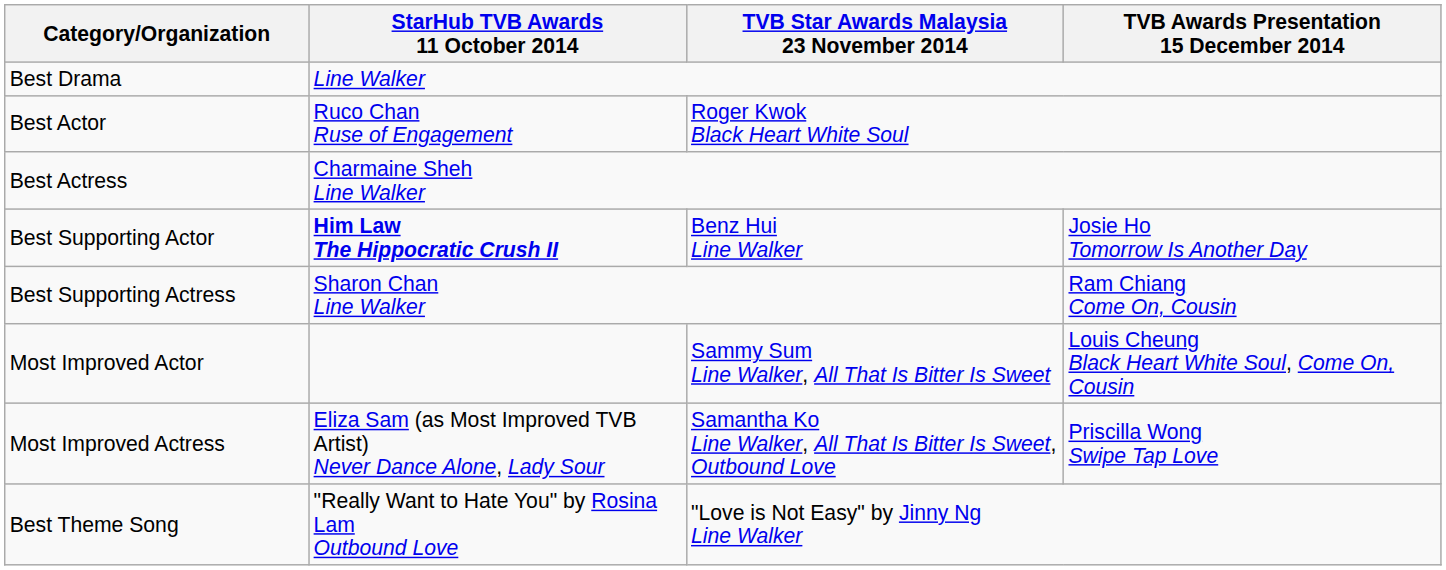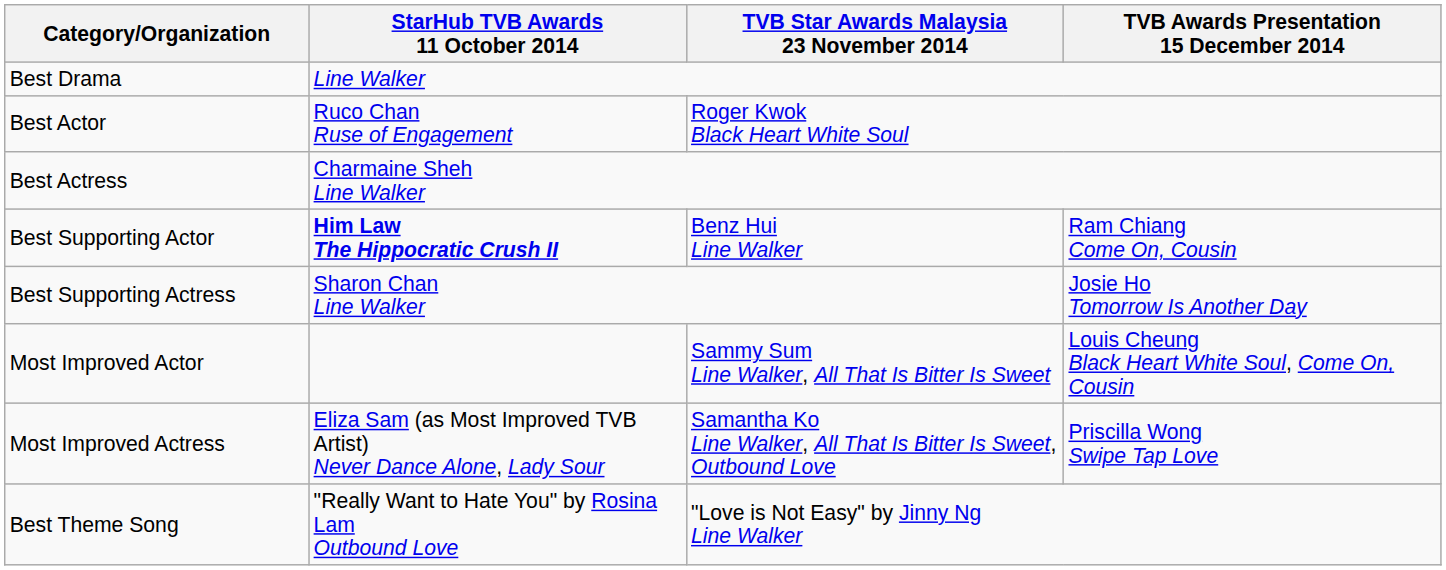(1188, 238) Josie Ho Tomorrow Is Another Day -> (1153, 238) Ram Chiang Come On, Cousin
(1153, 295) Ram Chiang Come On, Cousin -> (1188, 295) Josie Ho Tomorrow Is Another Day
